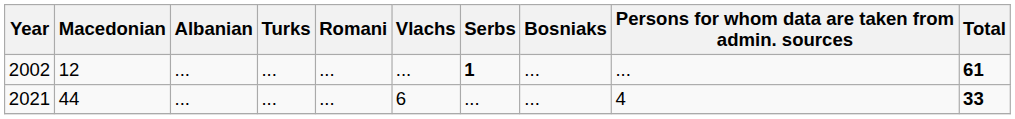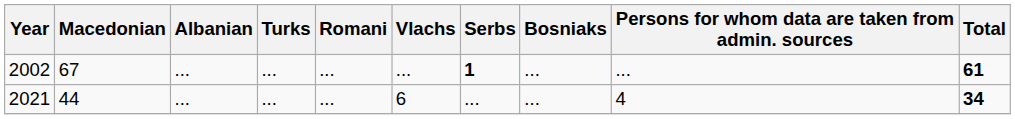(69, 69) 12 -> (69, 69) 67
(973, 98) 33 -> (973, 98) 34
